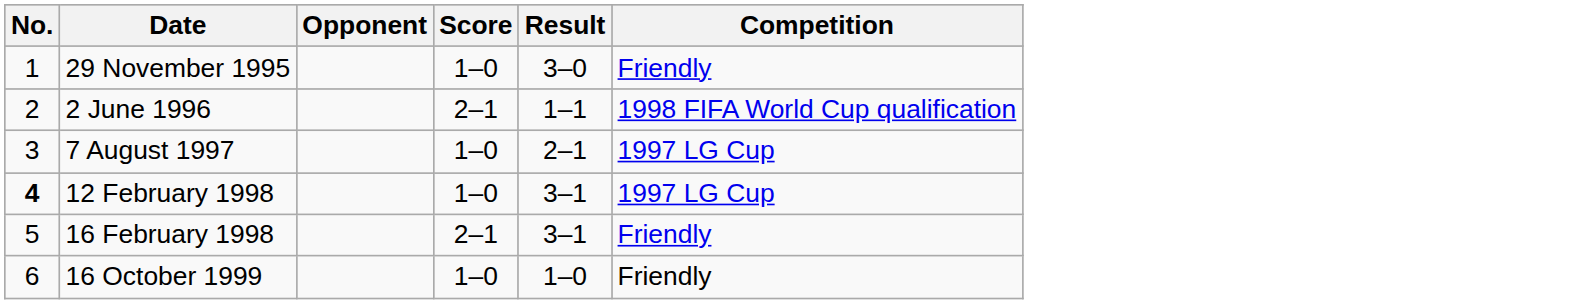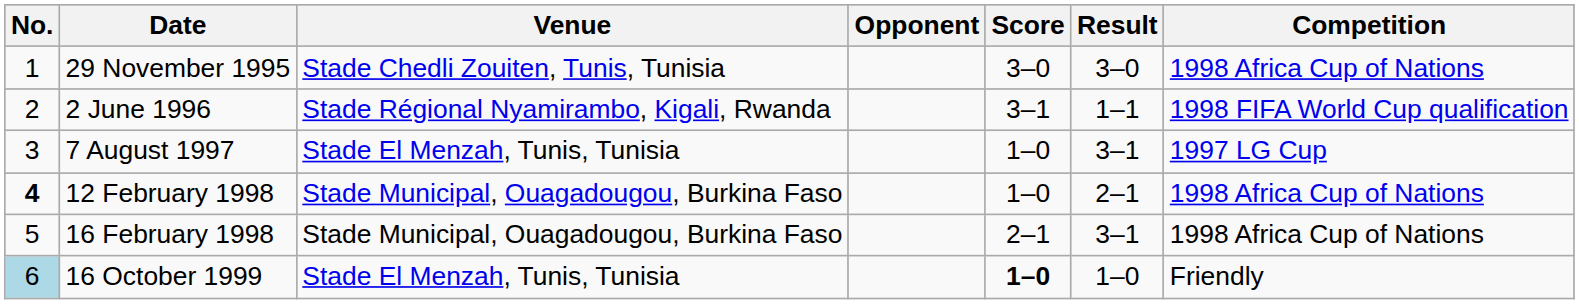+ column: (572, 25)
(476, 67) 1–0 -> (1028, 67) 3–0
(665, 67) Friendly -> (1327, 67) 1998 Africa Cup of Nations
(476, 109) 2–1 -> (1028, 109) 3–1
(565, 151) 2–1 -> (1117, 151) 3–1
(565, 192) 3–1 -> (1117, 192) 2–1
(696, 192) 1997 LG Cup -> (1327, 192) 1998 Africa Cup of Nations
(665, 234) Friendly -> (1327, 234) 1998 Africa Cup of Nations
(32, 276) no background -> (32, 276) lightblue background
(476, 276) normal -> (1028, 276) bold
